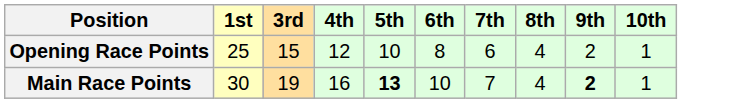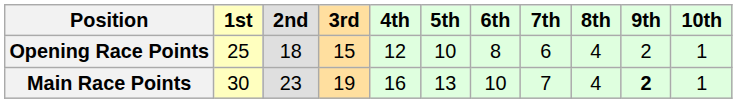+ column: (291, 20)
(390, 83) bold -> (445, 83) normal
